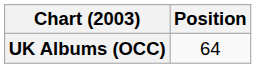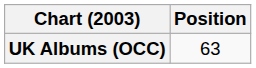(210, 48) 64 -> (210, 48) 63
